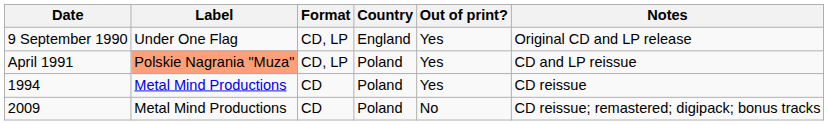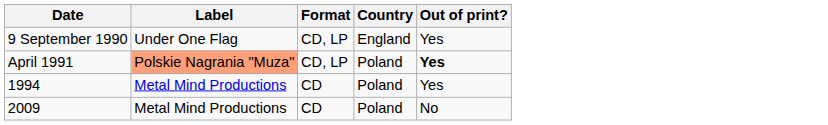- column: (667, 16)
(432, 62) normal -> (432, 62) bold
